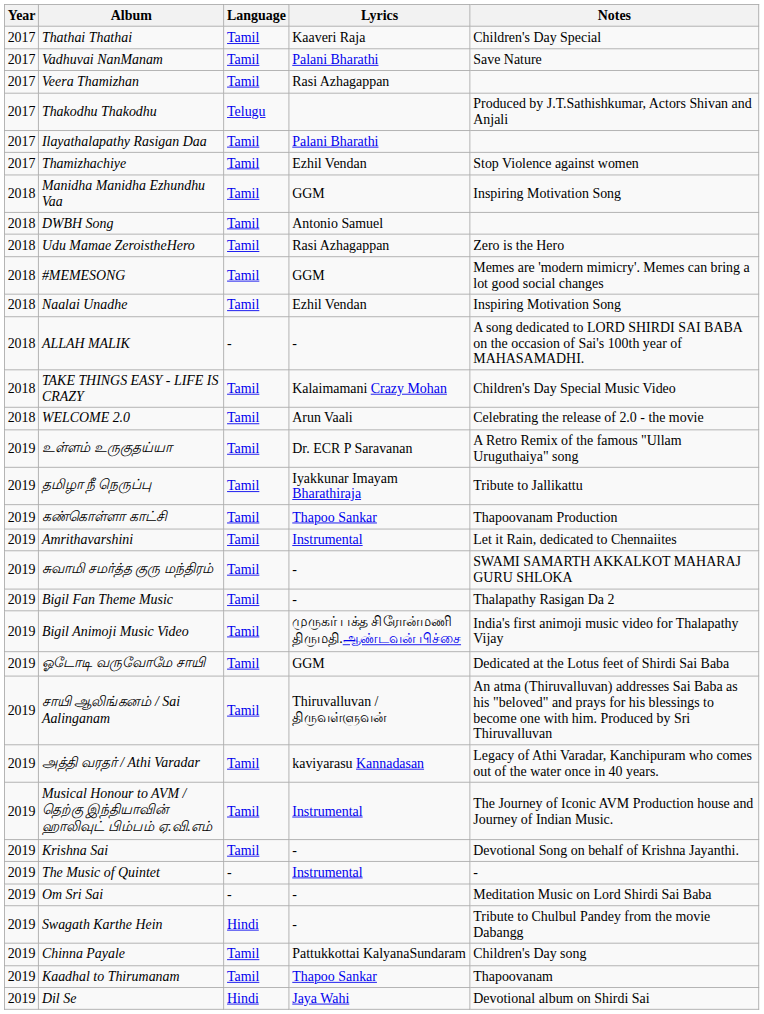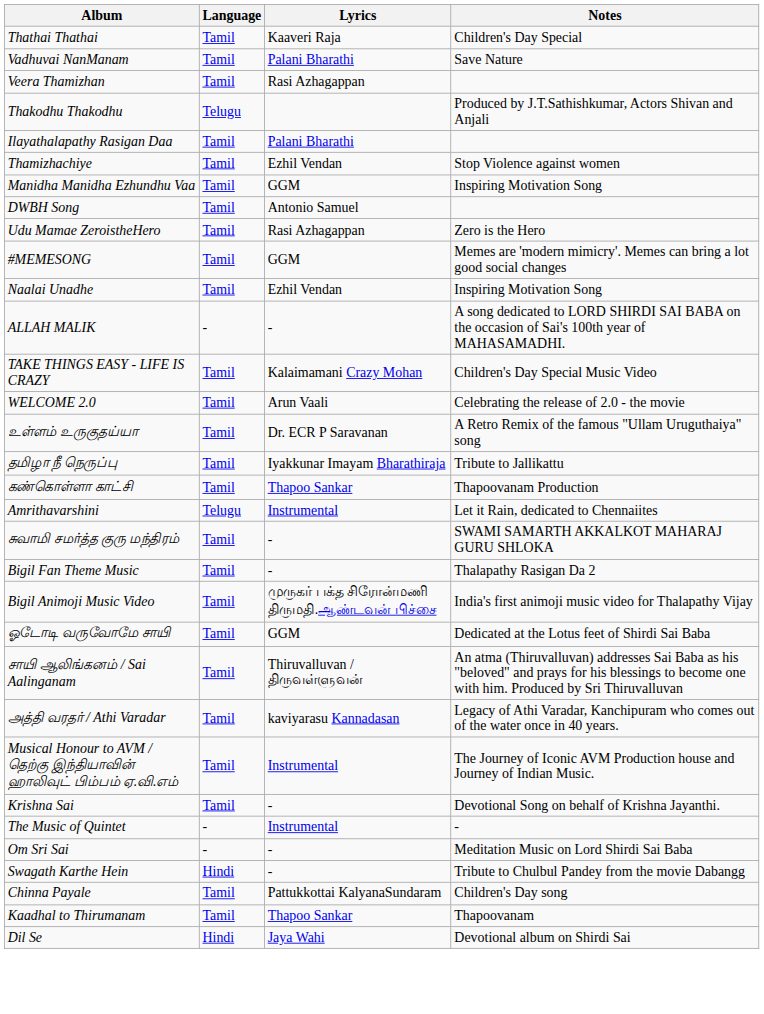- column: (22, 15)
(243, 539) Tamil -> (222, 510) Telugu
